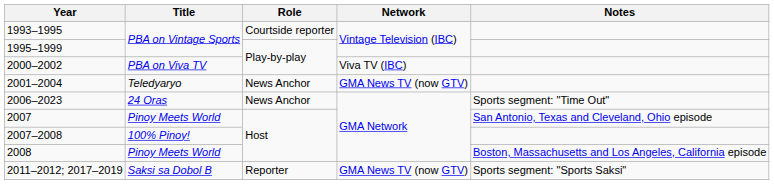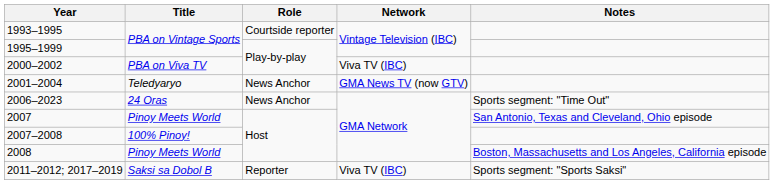(404, 170) GMA News TV (now GTV) -> (373, 170) Viva TV (IBC)
